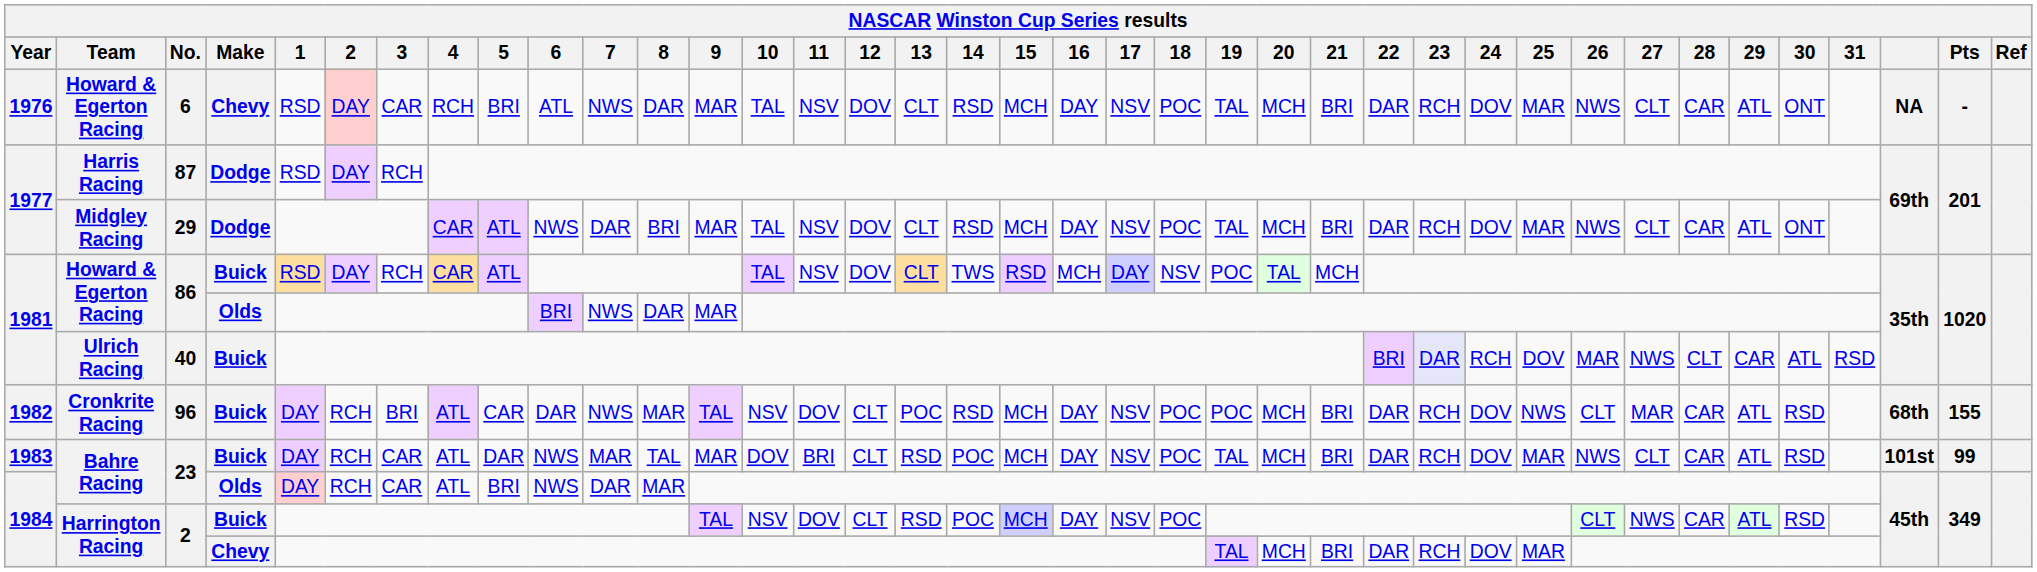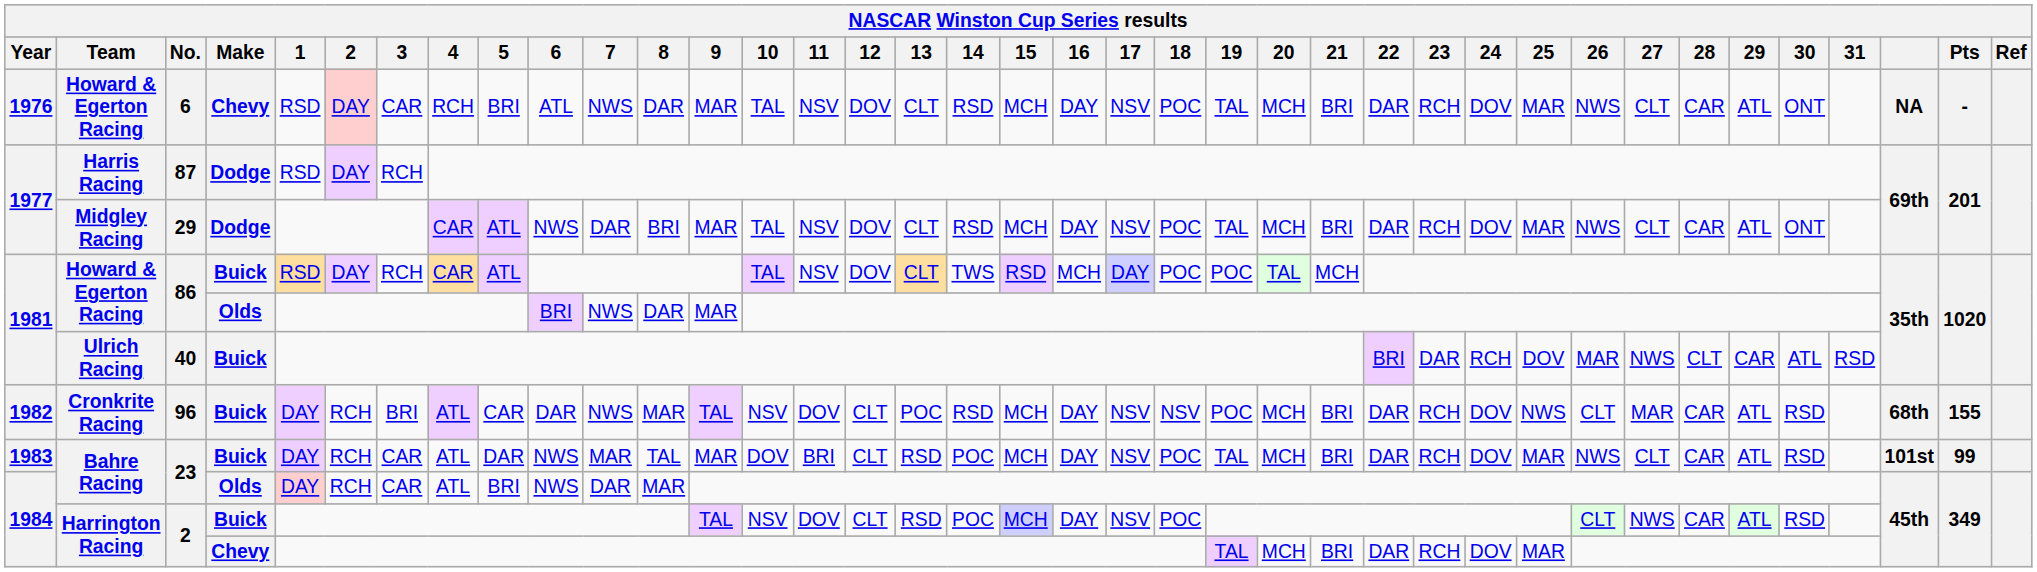(1180, 273) NSV -> (1180, 273) POC
(1439, 358) lavender background -> (1439, 358) no background
(1180, 413) POC -> (1180, 413) NSV
